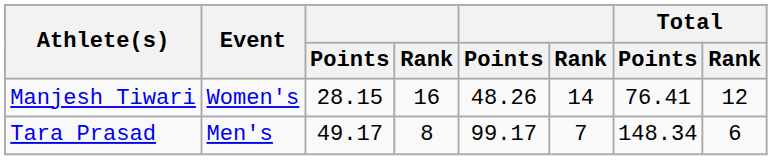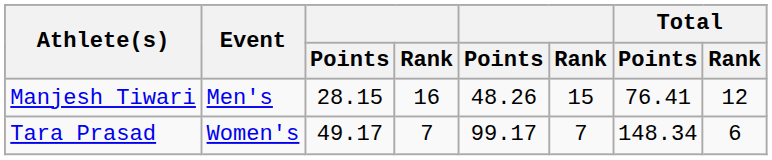(253, 98) Women's -> (240, 98) Men's
(581, 98) 14 -> (581, 98) 15
(240, 135) Men's -> (253, 135) Women's
(427, 135) 8 -> (427, 135) 7
